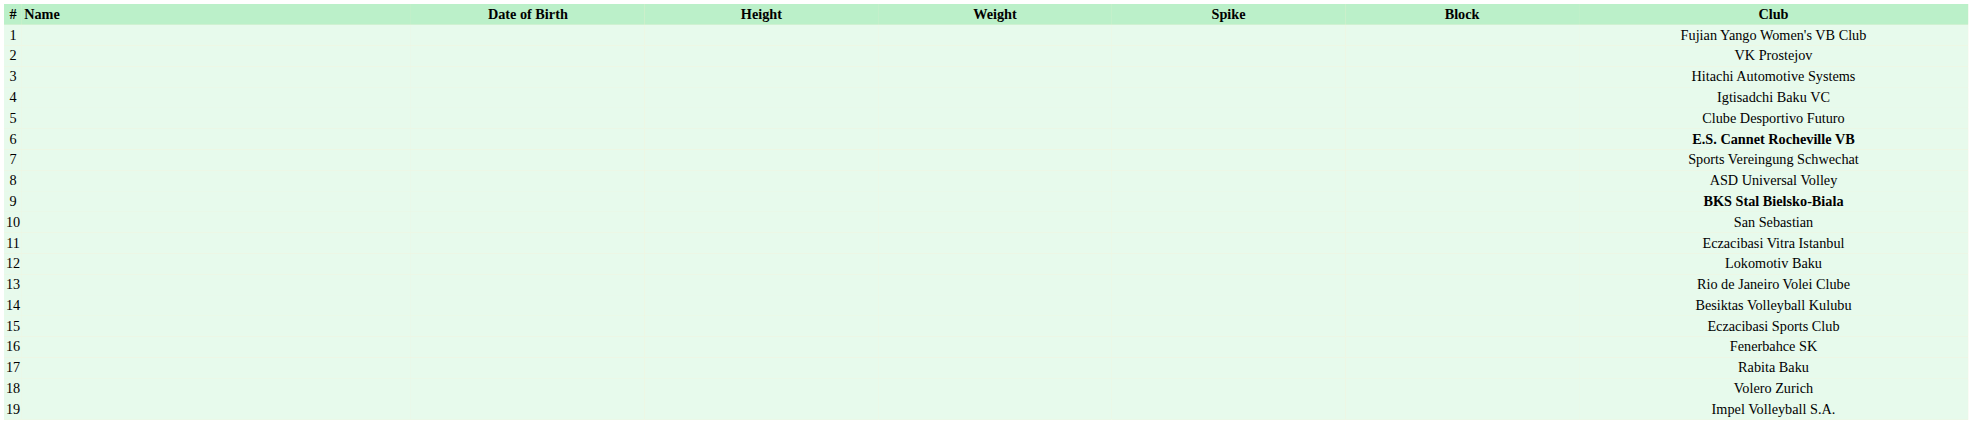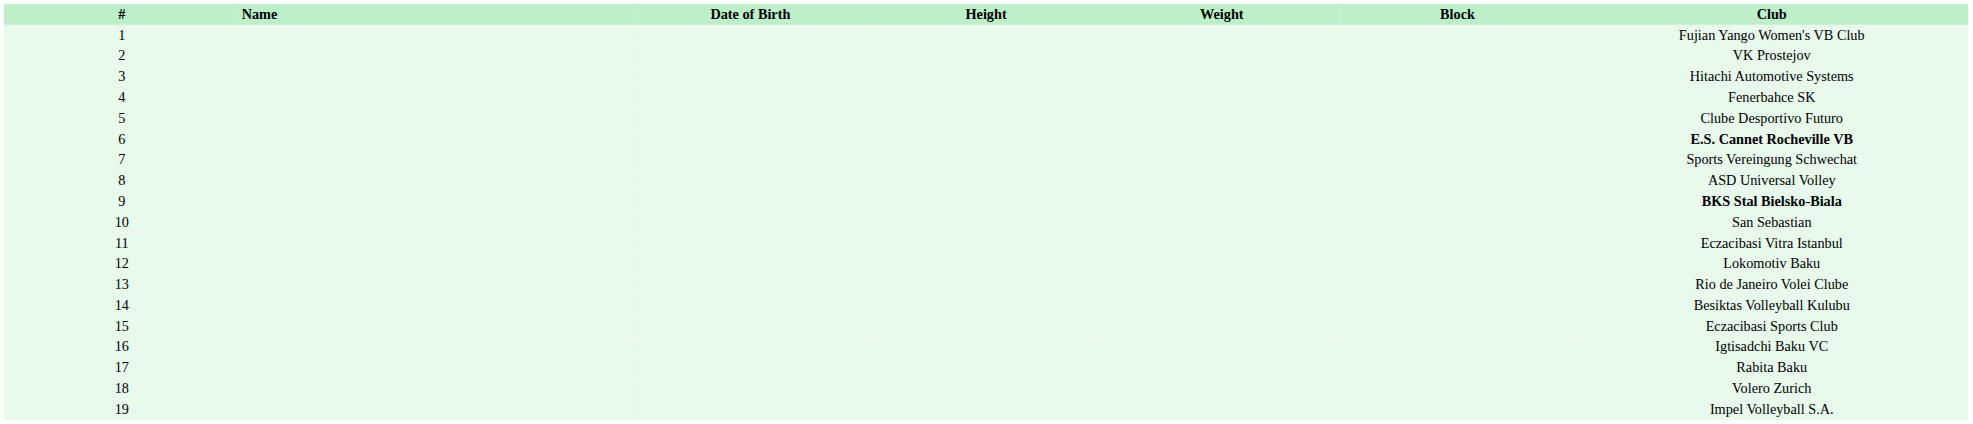- column: (1229, 14)
(1773, 97) Igtisadchi Baku VC -> (1772, 97) Fenerbahce SK
(1773, 347) Fenerbahce SK -> (1772, 347) Igtisadchi Baku VC
